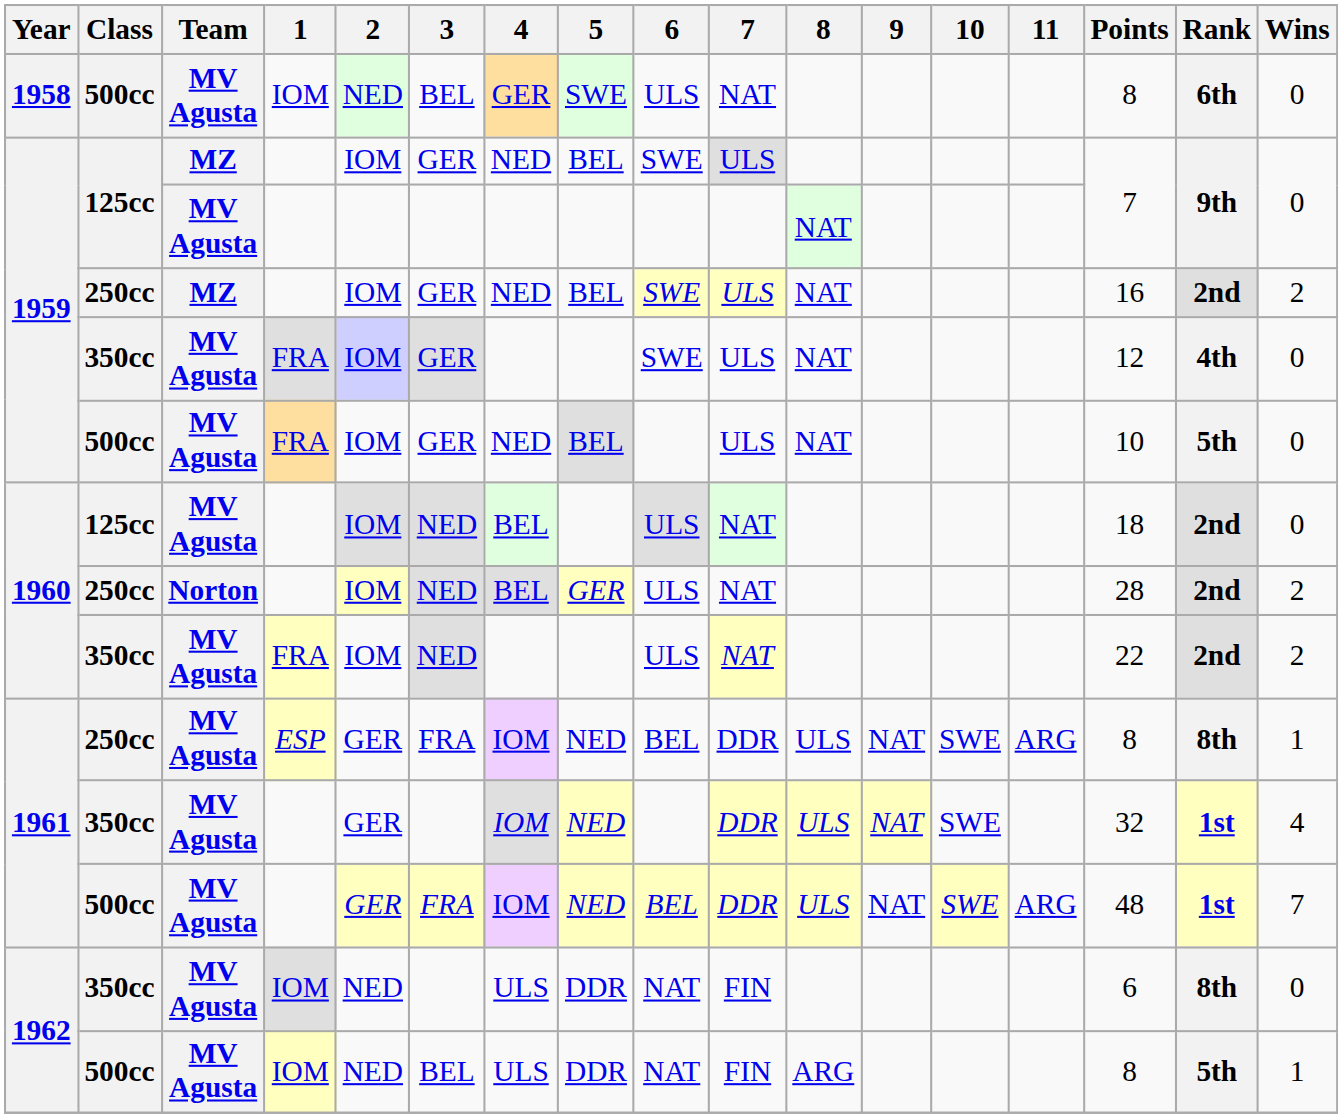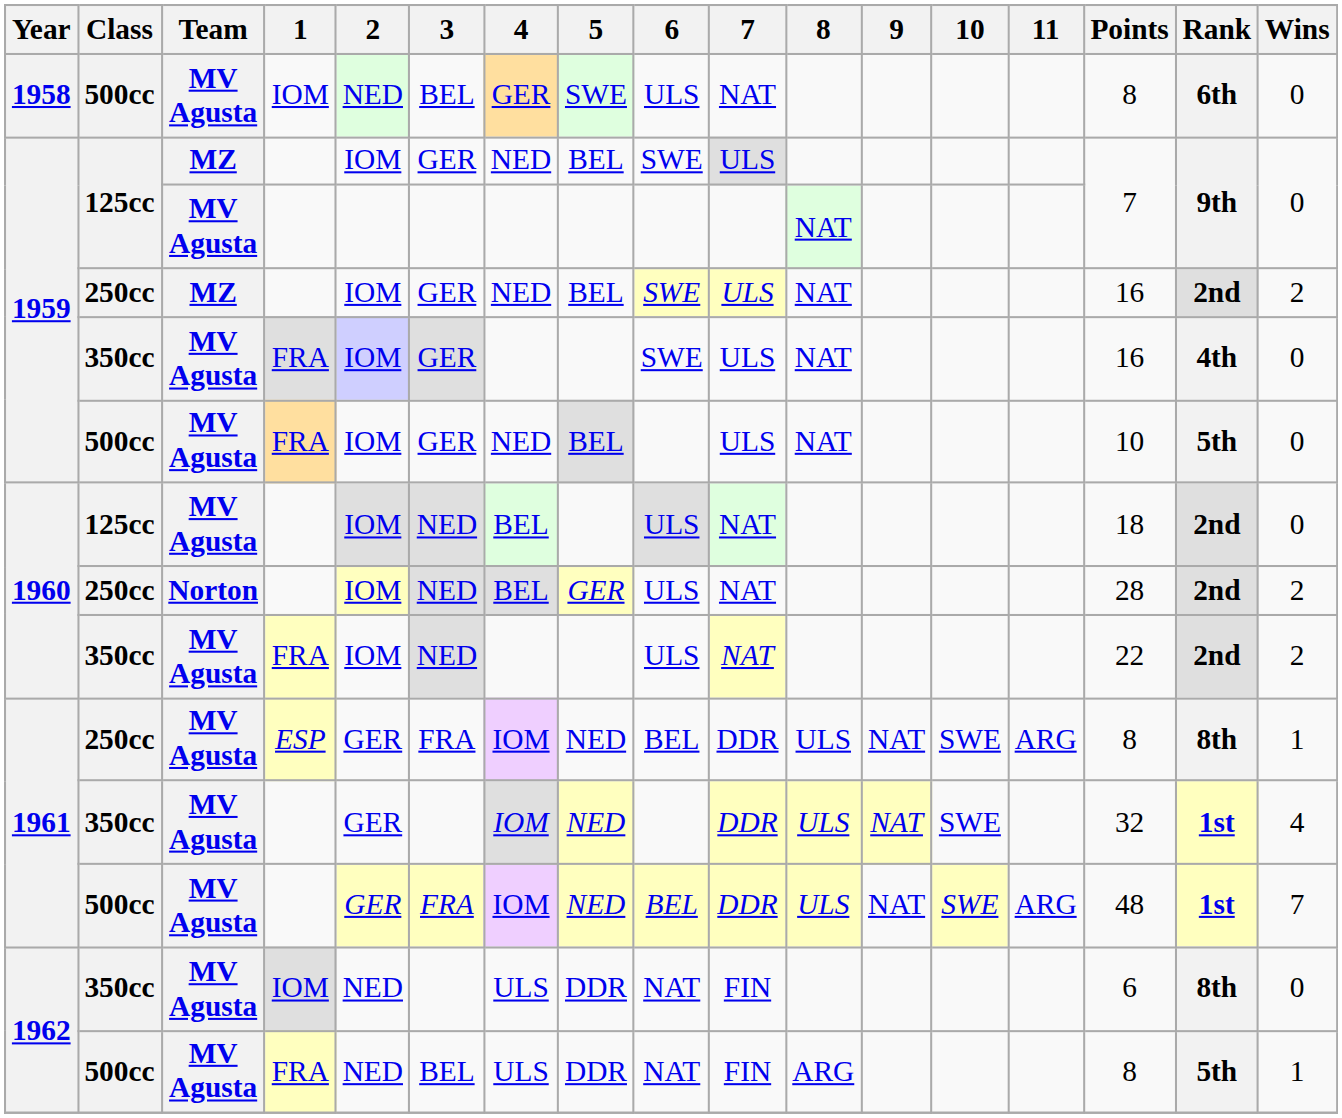(1130, 358) 12 -> (1130, 358) 16
(300, 1071) IOM -> (300, 1071) FRA
